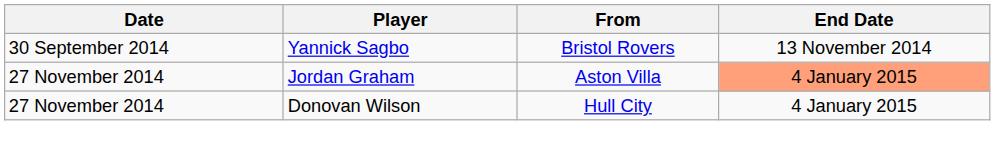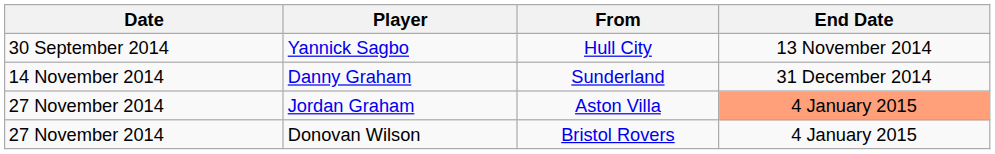(618, 48) Bristol Rovers -> (618, 48) Hull City
+ row: (350, 77)
(618, 106) Hull City -> (618, 135) Bristol Rovers
